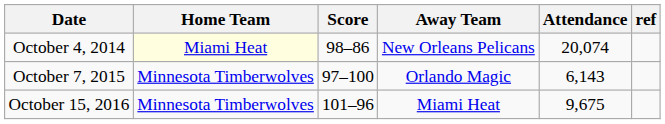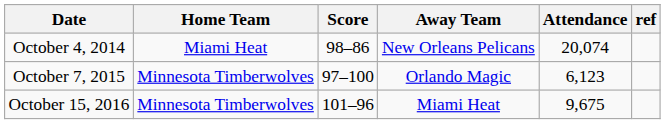(226, 47) lightyellow background -> (226, 47) no background
(585, 76) 6,143 -> (585, 76) 6,123
